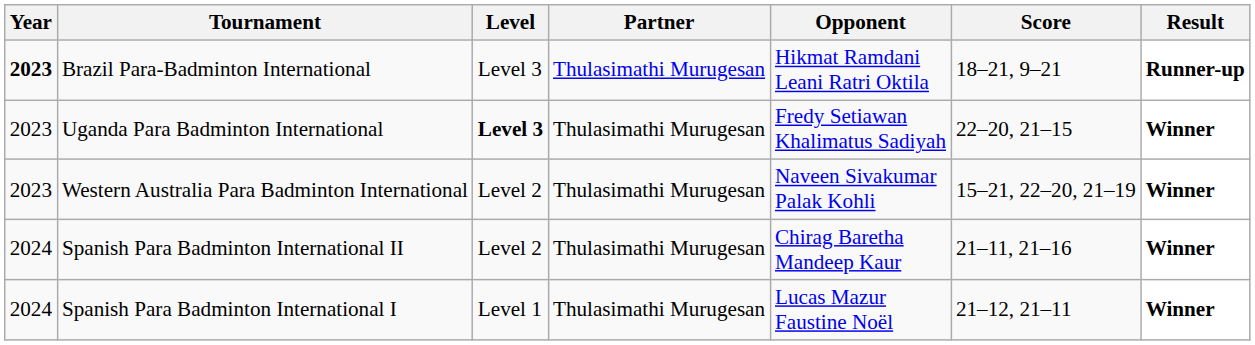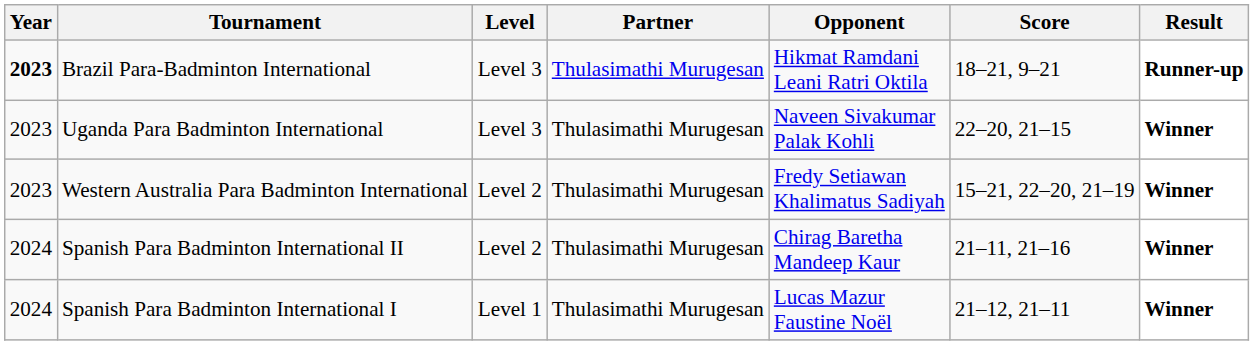(510, 129) bold -> (510, 129) normal
(861, 129) Fredy Setiawan Khalimatus Sadiyah -> (855, 129) Naveen Sivakumar Palak Kohli
(856, 189) Naveen Sivakumar Palak Kohli -> (859, 189) Fredy Setiawan Khalimatus Sadiyah
